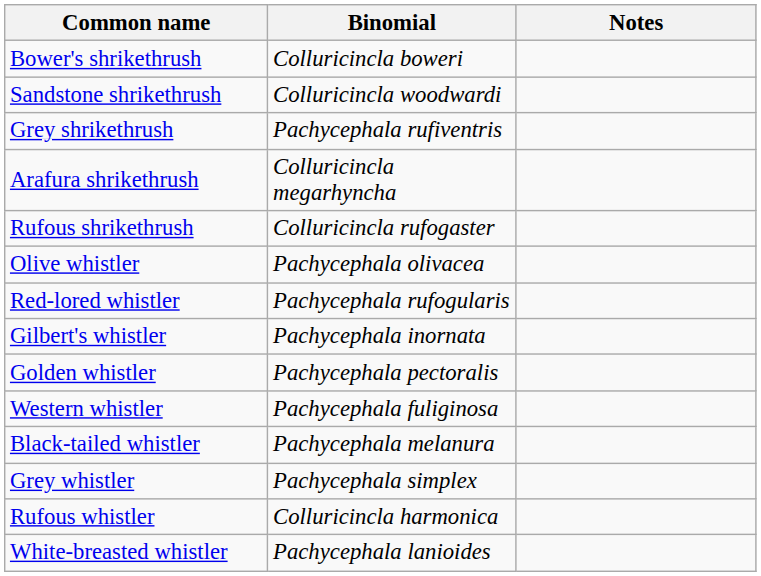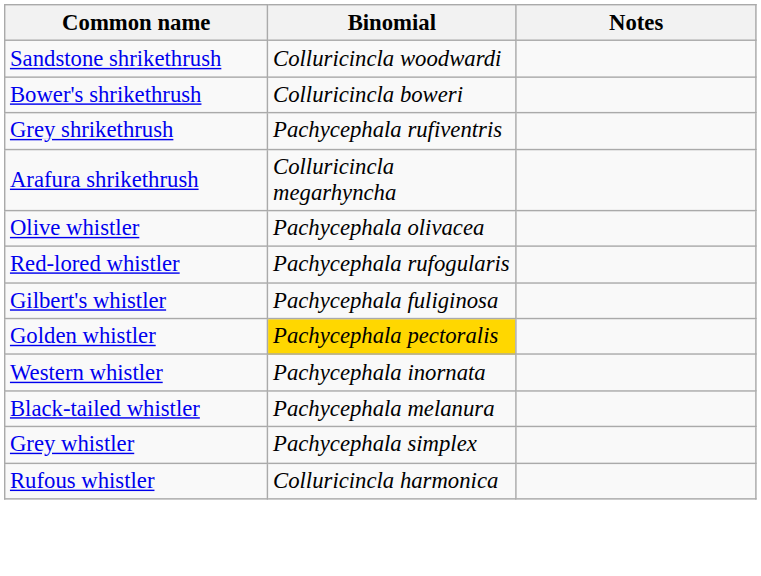rows swapped: (116, 94) <-> (106, 58)
- row: (102, 228)
(379, 336) Pachycephala inornata -> (386, 300) Pachycephala fuliginosa
(386, 372) no background -> (386, 336) gold background
(386, 408) Pachycephala fuliginosa -> (379, 372) Pachycephala inornata
- row: (119, 552)
